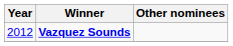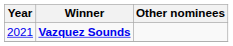(20, 32) 2012 -> (20, 32) 2021
